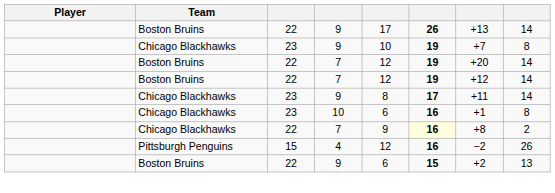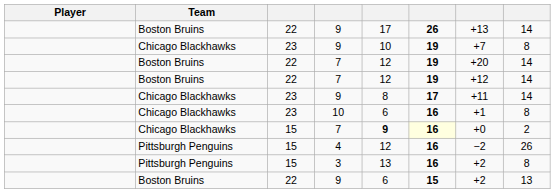(291, 130) 22 -> (291, 130) 15
(385, 130) normal -> (385, 130) bold
(479, 130) +8 -> (479, 130) +0
+ row: (186, 163)
